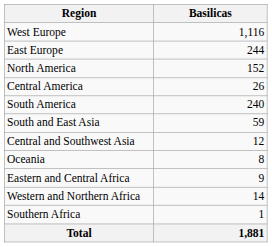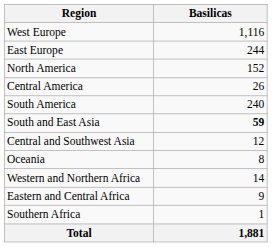(259, 123) normal -> (259, 123) bold
rows swapped: (74, 196) <-> (68, 178)
